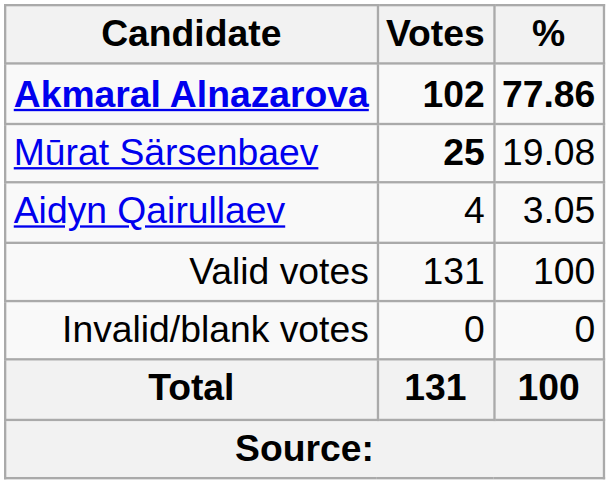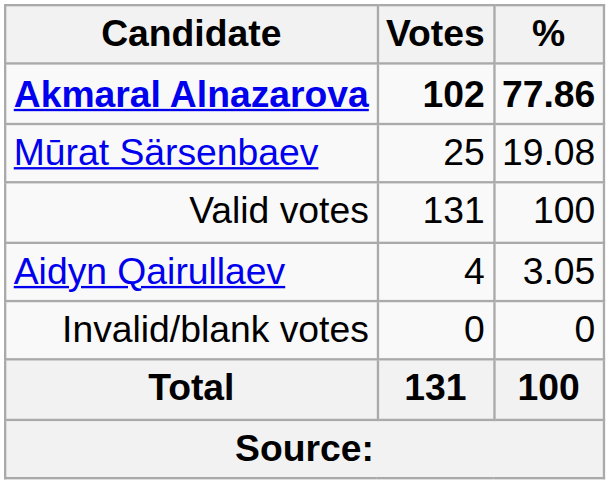(464, 152) bold -> (464, 152) normal
rows swapped: (149, 211) <-> (279, 270)
